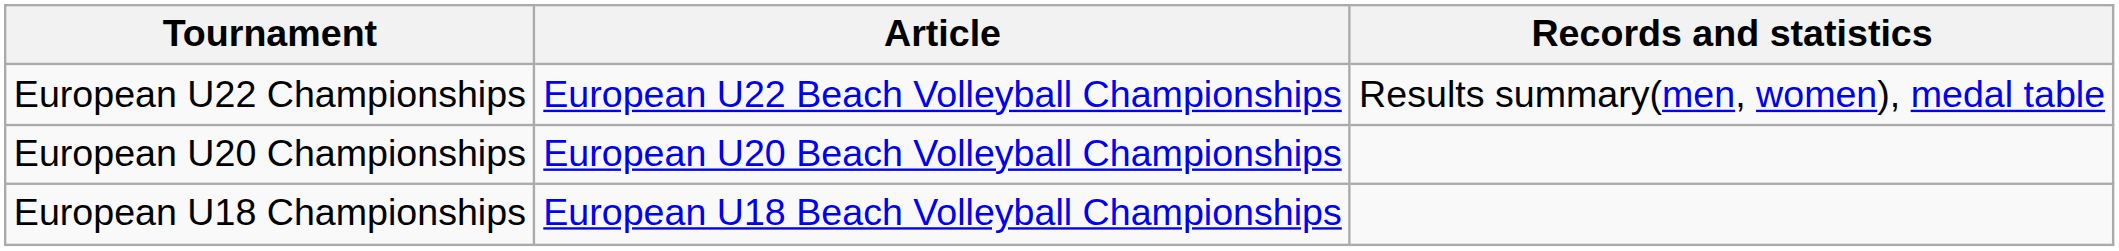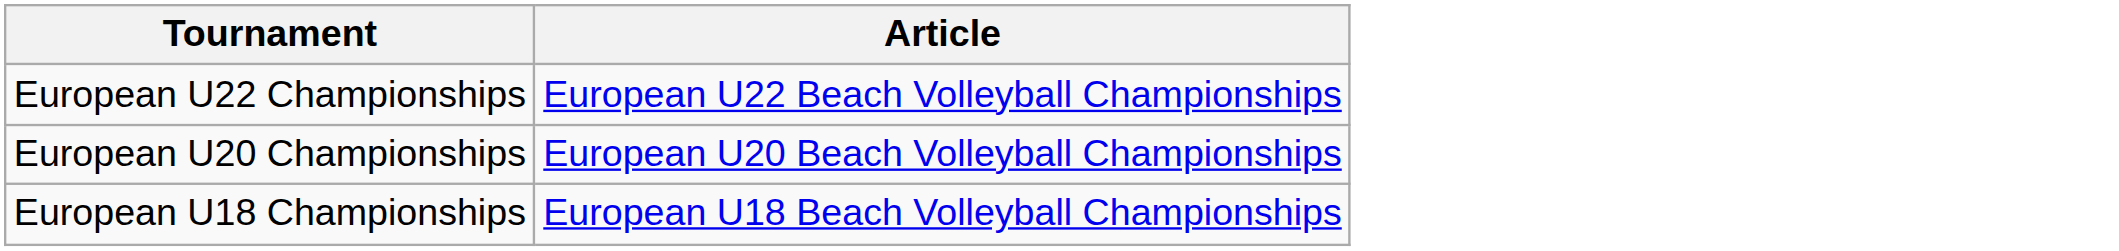- column: (1732, 34)
